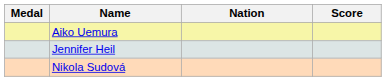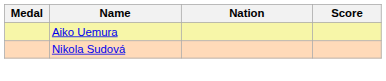- row: (83, 50)
